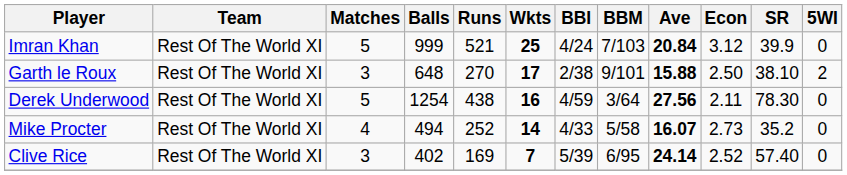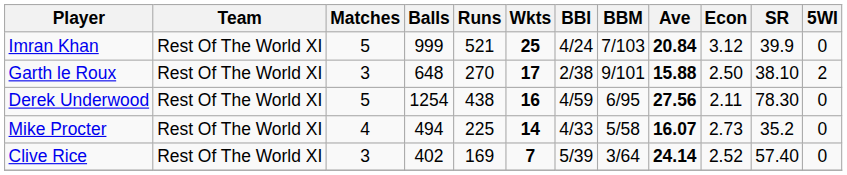(623, 101) 3/64 -> (623, 101) 6/95
(480, 128) 252 -> (480, 128) 225
(623, 156) 6/95 -> (623, 156) 3/64
